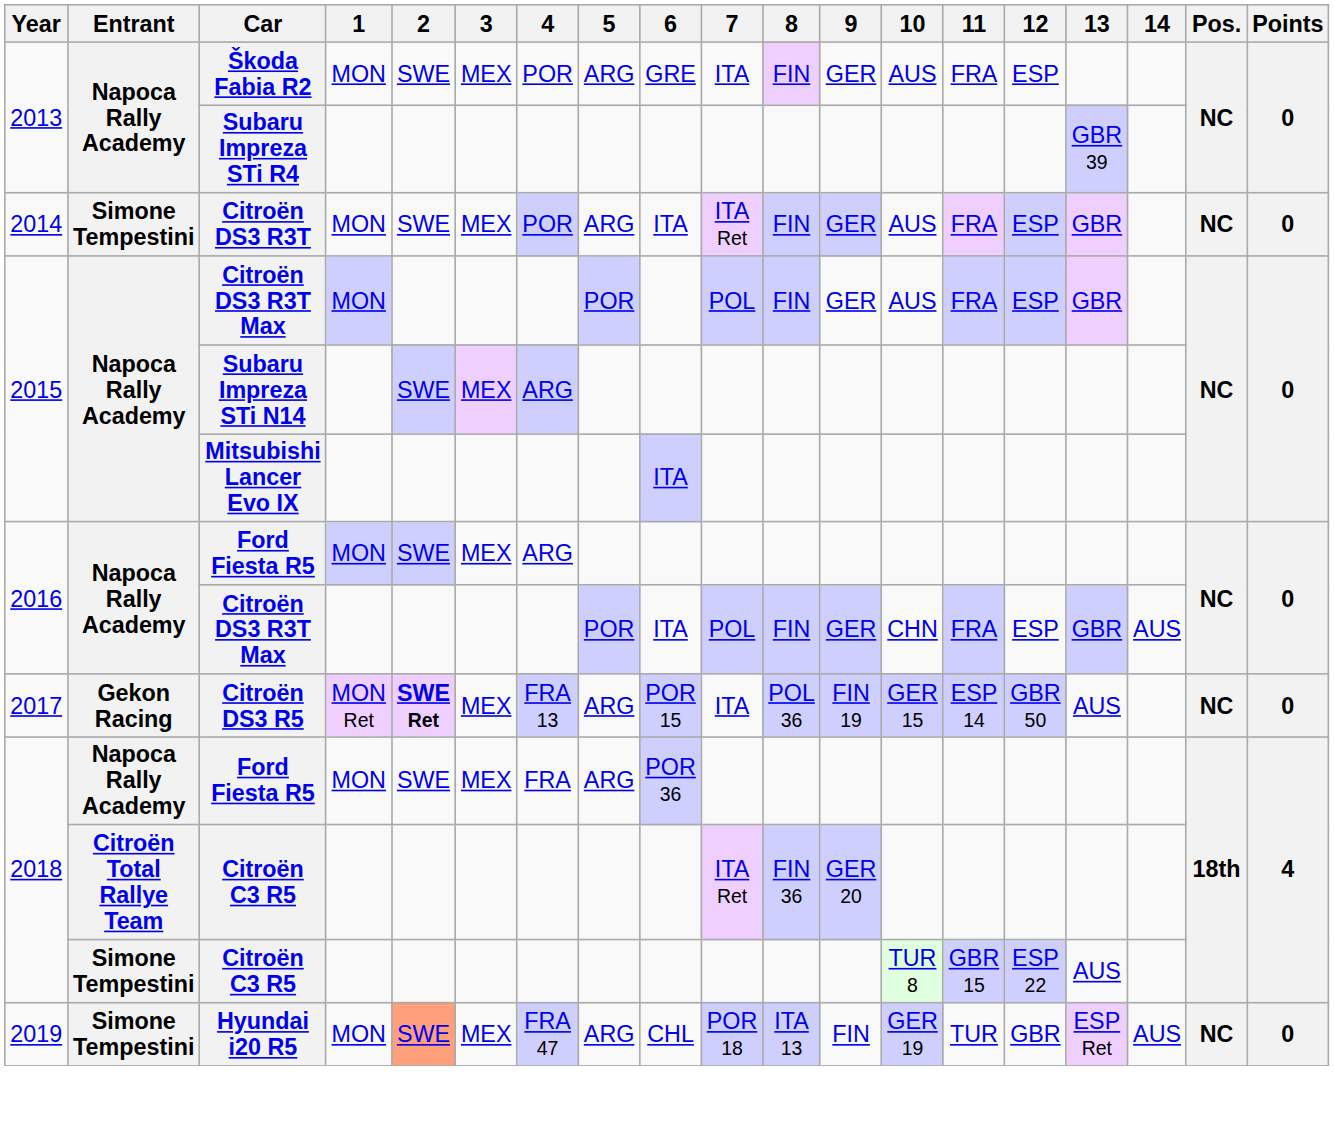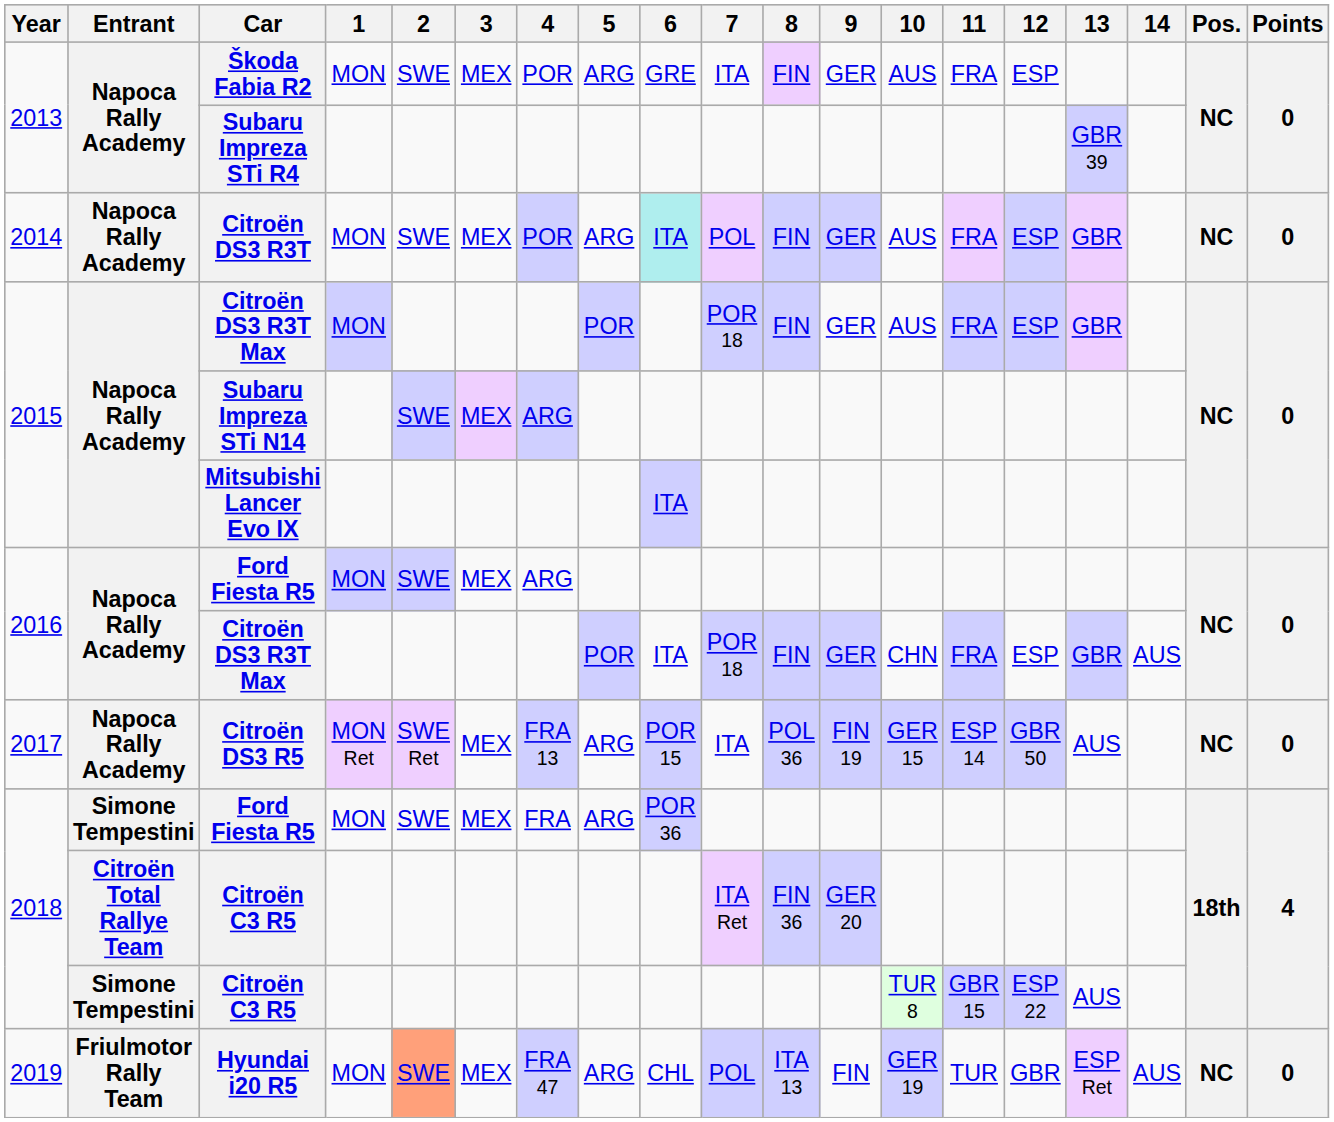(134, 225) Simone Tempestini -> (134, 238) Napoca Rally Academy
(671, 225) no background -> (671, 238) paleturquoise background
(732, 225) ITA Ret -> (732, 238) POL
(732, 301) POL -> (732, 327) POR 18
(732, 630) POL -> (732, 655) POR 18
(134, 705) Gekon Racing -> (134, 744) Napoca Rally Academy
(423, 705) bold -> (423, 744) normal
(134, 781) Napoca Rally Academy -> (134, 820) Simone Tempestini
(134, 1034) Simone Tempestini -> (134, 1073) Friulmotor Rally Team
(732, 1034) POR 18 -> (732, 1073) POL
